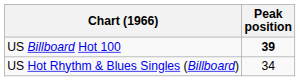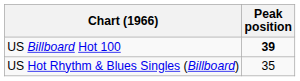(268, 66) 34 -> (268, 66) 35
